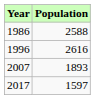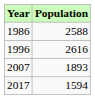(77, 85) 1597 -> (77, 85) 1594
